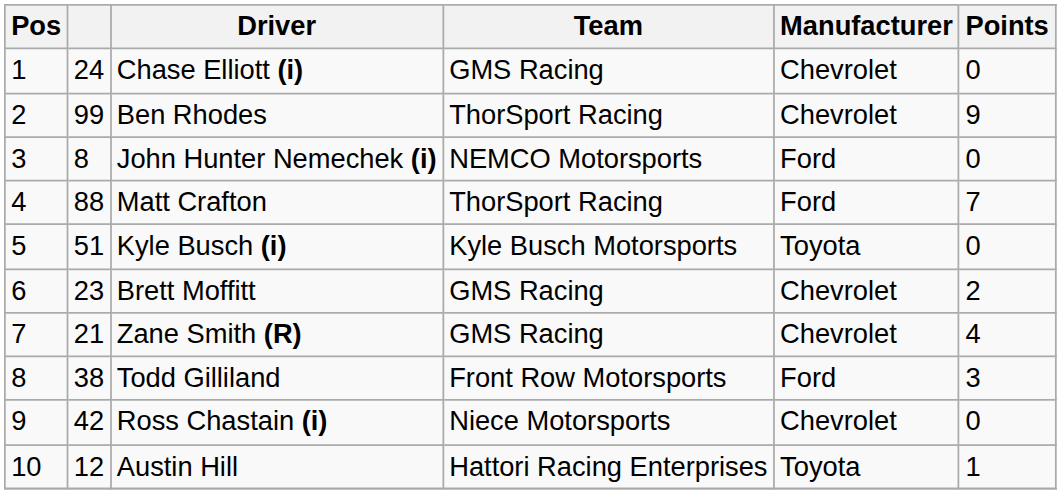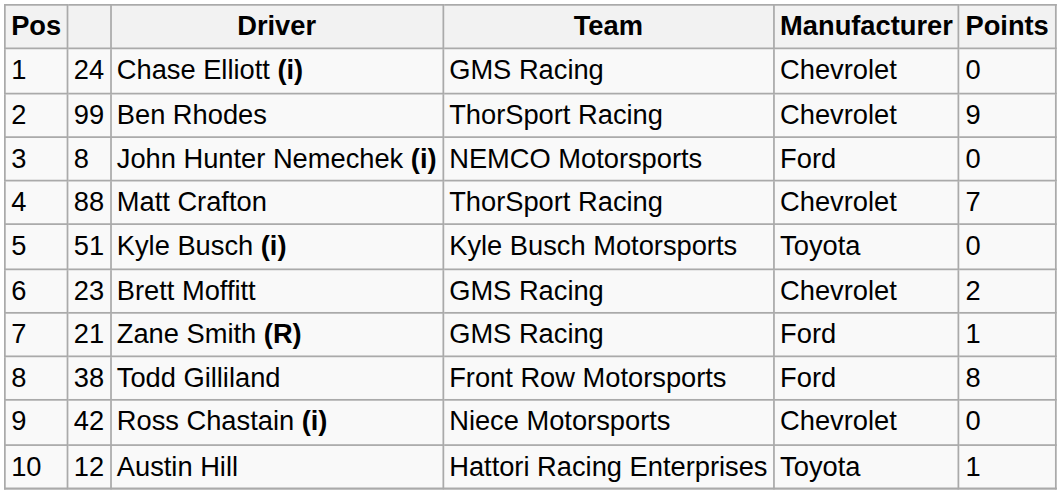(808, 201) Ford -> (838, 201) Chevrolet
(838, 333) Chevrolet -> (808, 333) Ford
(973, 333) 4 -> (973, 333) 1
(973, 377) 3 -> (973, 377) 8
